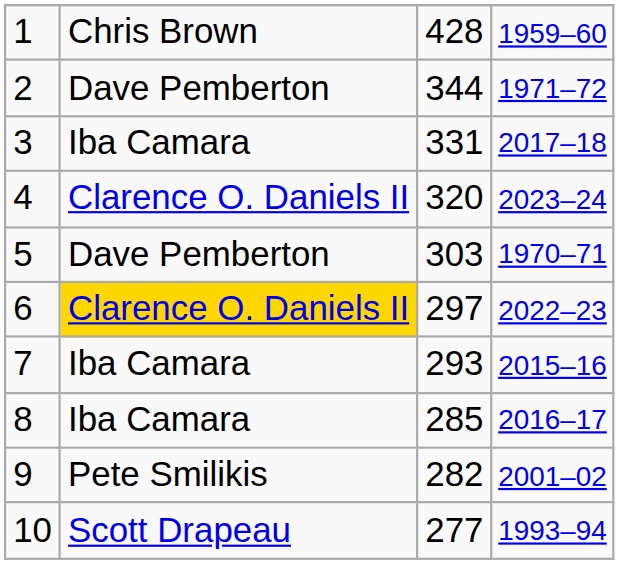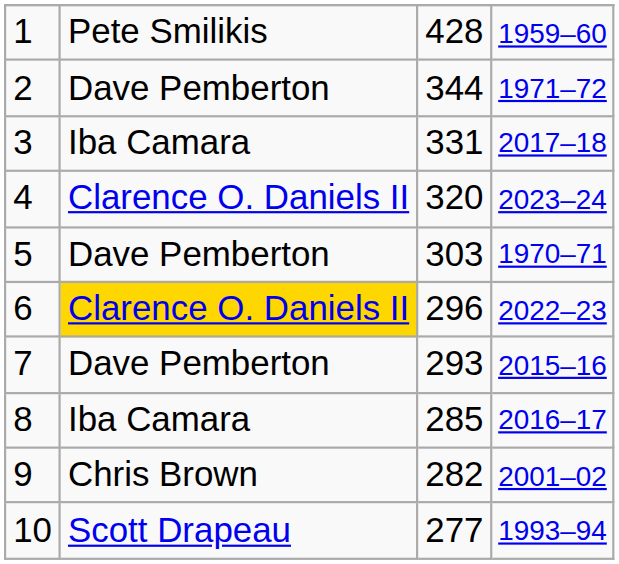(163, 32) Chris Brown -> (168, 32) Pete Smilikis
(454, 308) 297 -> (454, 308) 296
(159, 364) Iba Camara -> (199, 364) Dave Pemberton
(168, 474) Pete Smilikis -> (163, 474) Chris Brown
